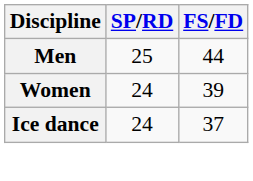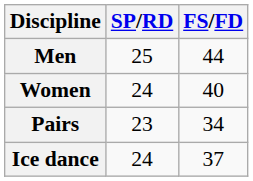(213, 90) 39 -> (213, 90) 40
+ row: (55, 124)
